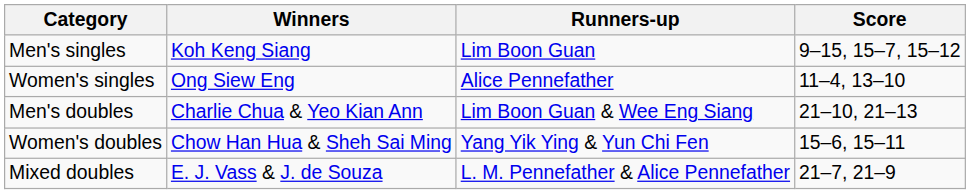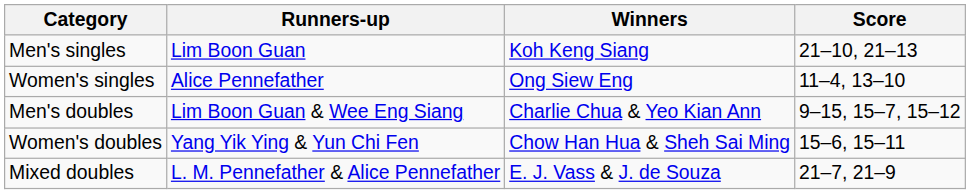columns swapped: (311, 19) <-> (625, 19)
(880, 50) 9–15, 15–7, 15–12 -> (858, 50) 21–10, 21–13
(858, 111) 21–10, 21–13 -> (880, 111) 9–15, 15–7, 15–12
